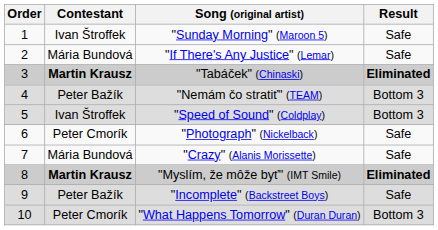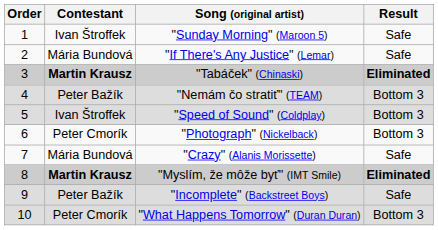(398, 134) Safe -> (398, 134) Bottom 3
